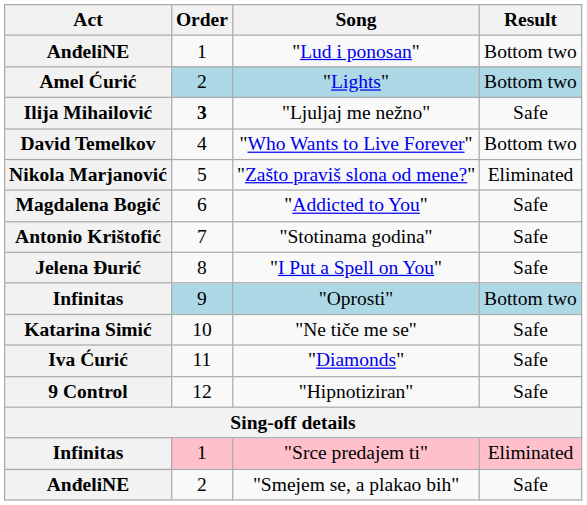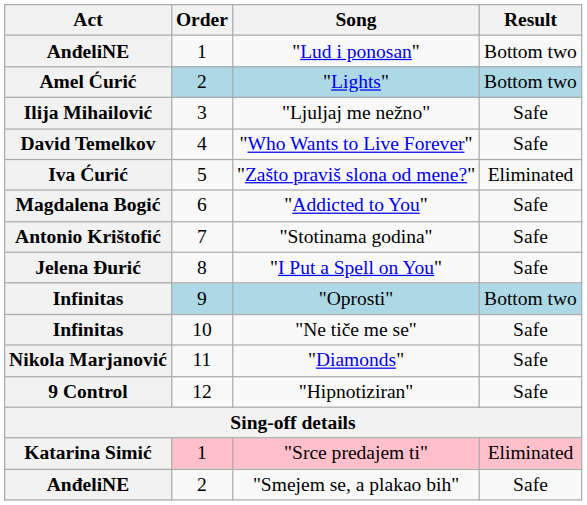(202, 112) bold -> (202, 112) normal
(530, 143) Bottom two -> (530, 143) Safe
(88, 174) Nikola Marjanović -> (88, 174) Iva Ćurić
(88, 329) Katarina Simić -> (88, 329) Infinitas
(88, 360) Iva Ćurić -> (88, 360) Nikola Marjanović
(88, 453) Infinitas -> (88, 453) Katarina Simić
